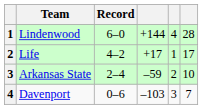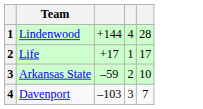- column: (116, 14)
